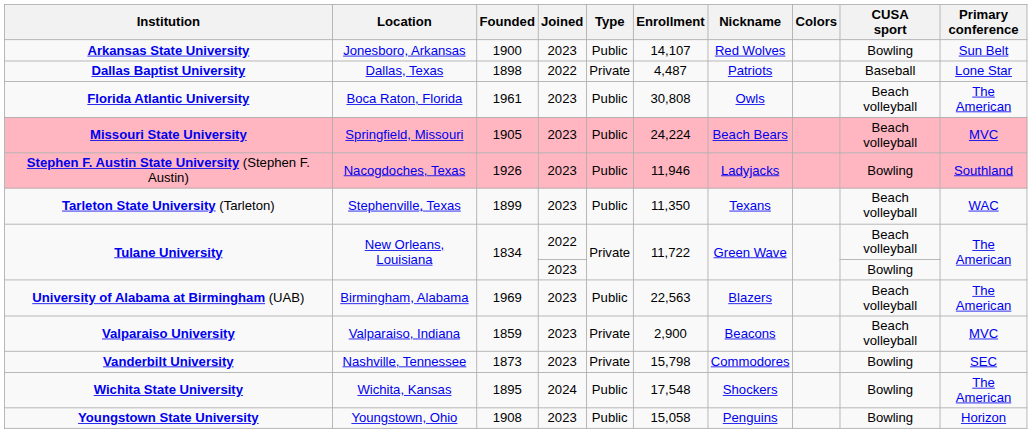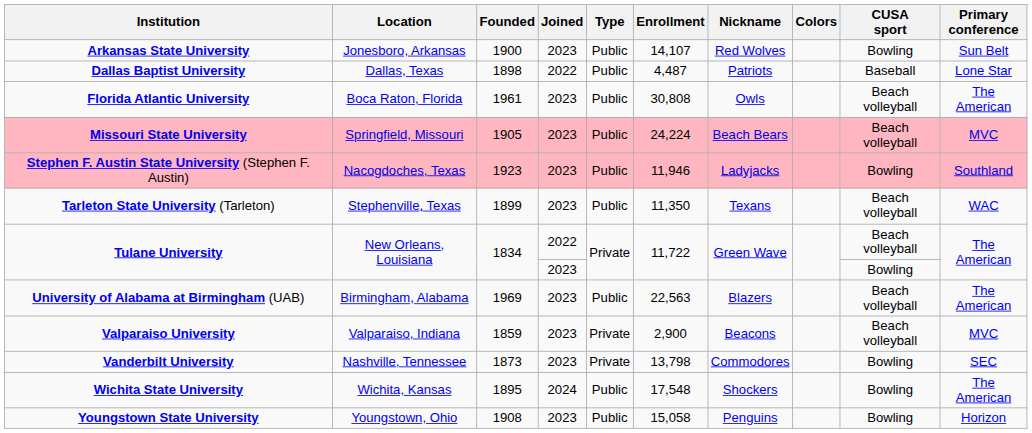(610, 71) Private -> (610, 71) Public
(507, 170) 1926 -> (507, 170) 1923
(670, 361) 15,798 -> (670, 361) 13,798
